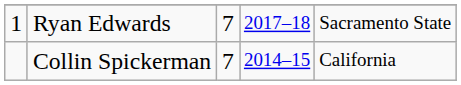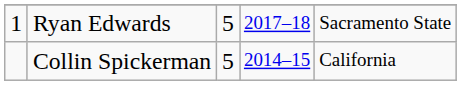(228, 23) 7 -> (228, 23) 5
(228, 60) 7 -> (228, 60) 5
